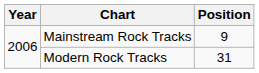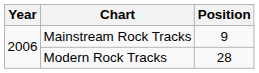(224, 57) 31 -> (224, 57) 28
